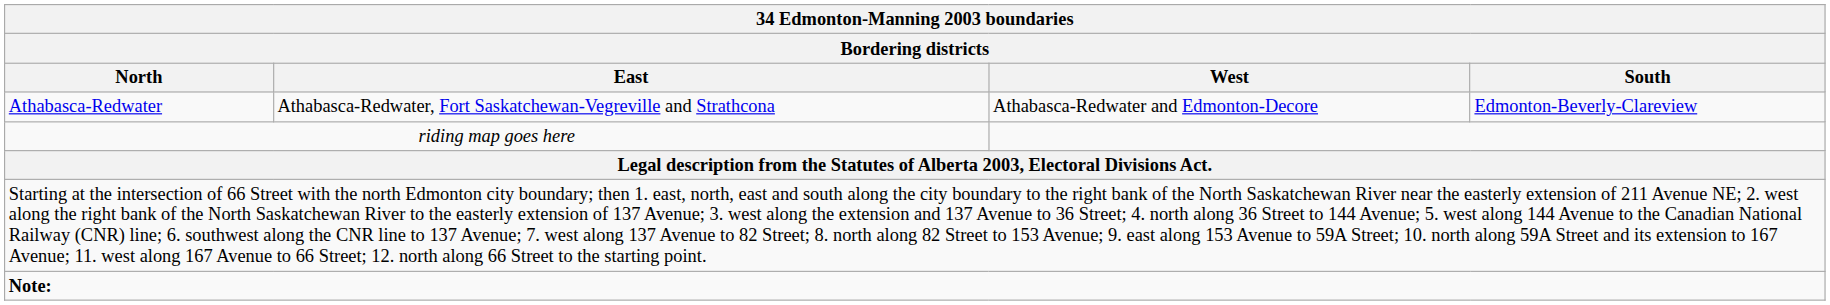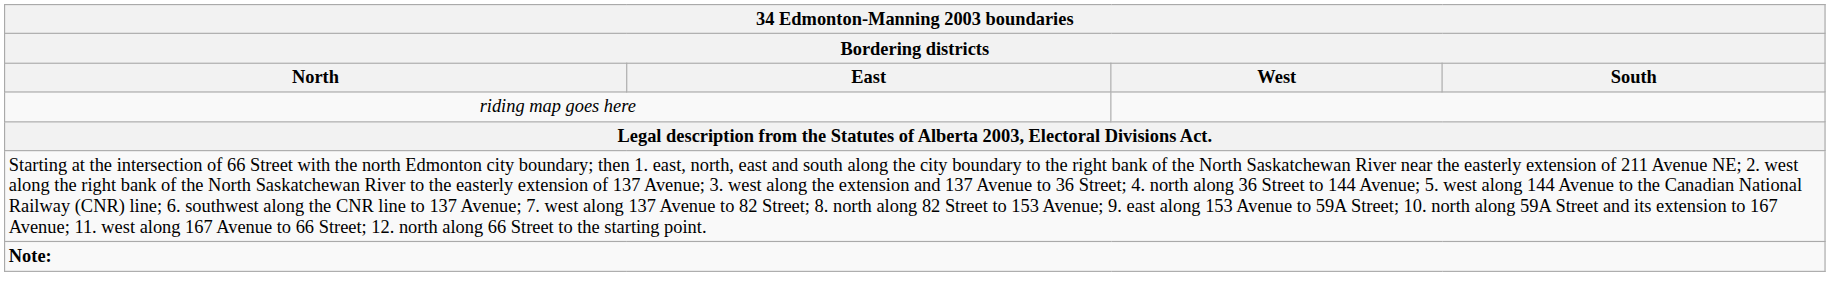- row: (85, 106)
